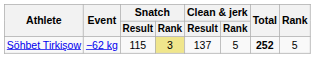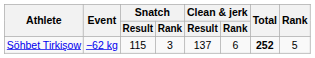(170, 45) khaki background -> (170, 45) no background
(235, 45) 5 -> (235, 45) 6
